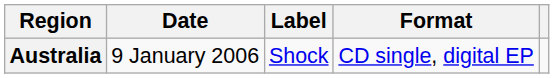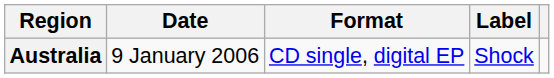columns swapped: (436, 21) <-> (299, 21)
